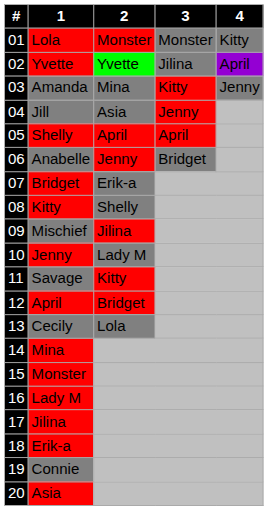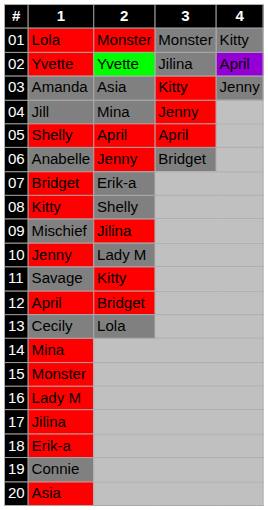(113, 87) Mina -> (112, 87) Asia
(112, 111) Asia -> (113, 111) Mina
